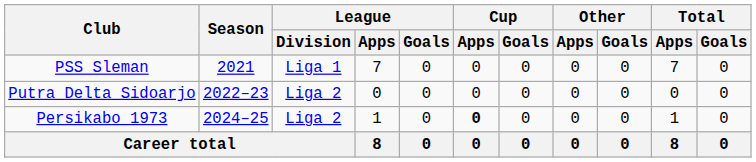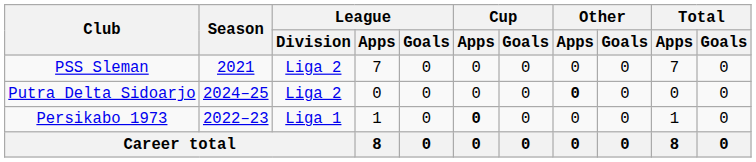(313, 68) Liga 1 -> (313, 68) Liga 2
(236, 94) 2022–23 -> (236, 94) 2024–25
(575, 94) normal -> (575, 94) bold
(236, 119) 2024–25 -> (236, 119) 2022–23
(313, 119) Liga 2 -> (313, 119) Liga 1
